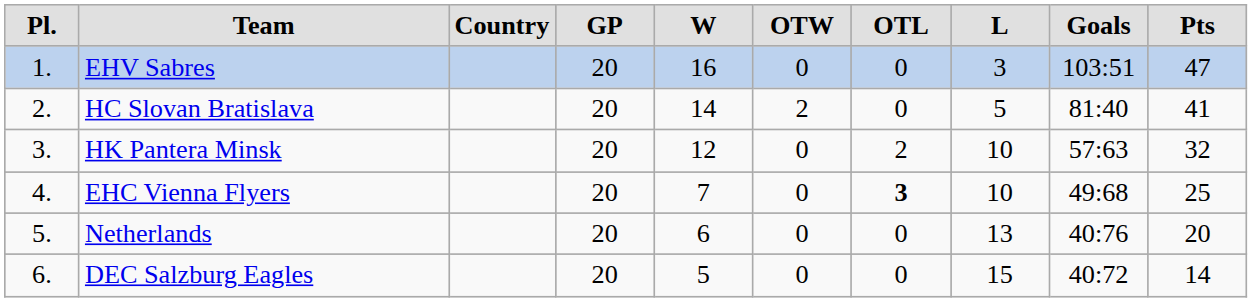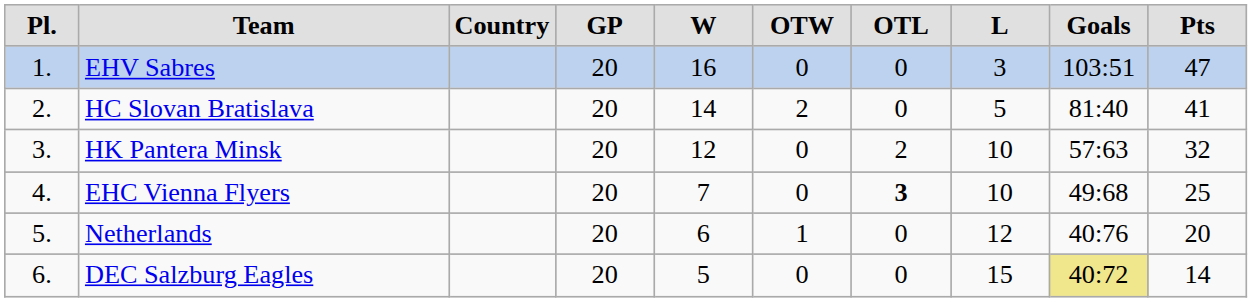(802, 233) 0 -> (802, 233) 1
(1000, 233) 13 -> (1000, 233) 12
(1099, 274) no background -> (1099, 274) khaki background
